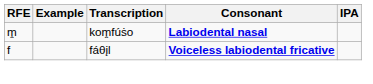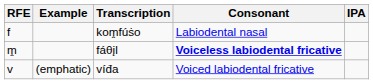(12, 32) m̭ -> (9, 32) f
(218, 32) bold -> (222, 32) normal
(9, 50) f -> (12, 50) m̭
+ row: (107, 69)
